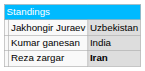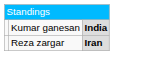- row: (48, 27)
(100, 43) normal -> (96, 27) bold
